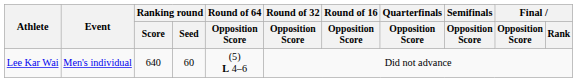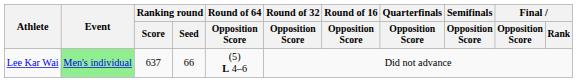(98, 63) no background -> (98, 63) lightgreen background
(153, 63) 640 -> (153, 63) 637
(189, 63) 60 -> (189, 63) 66
